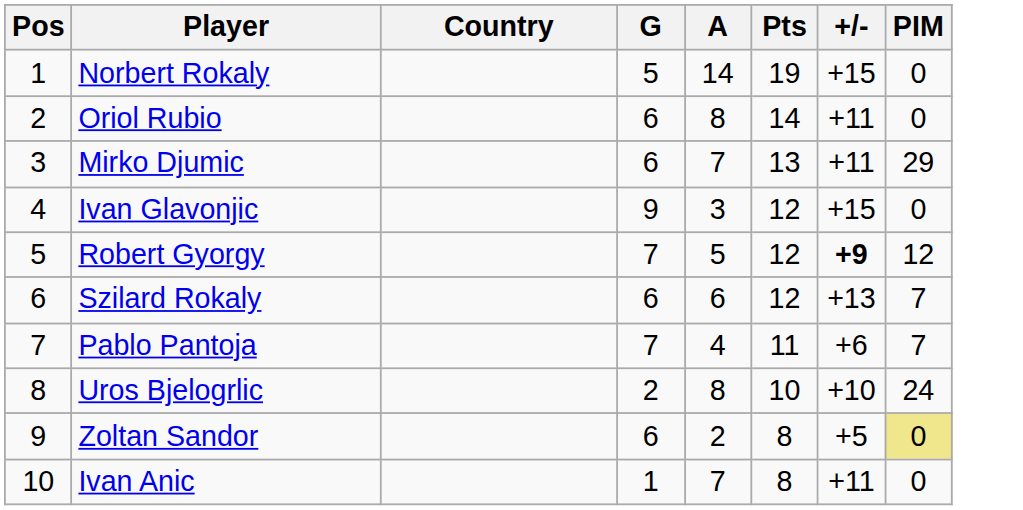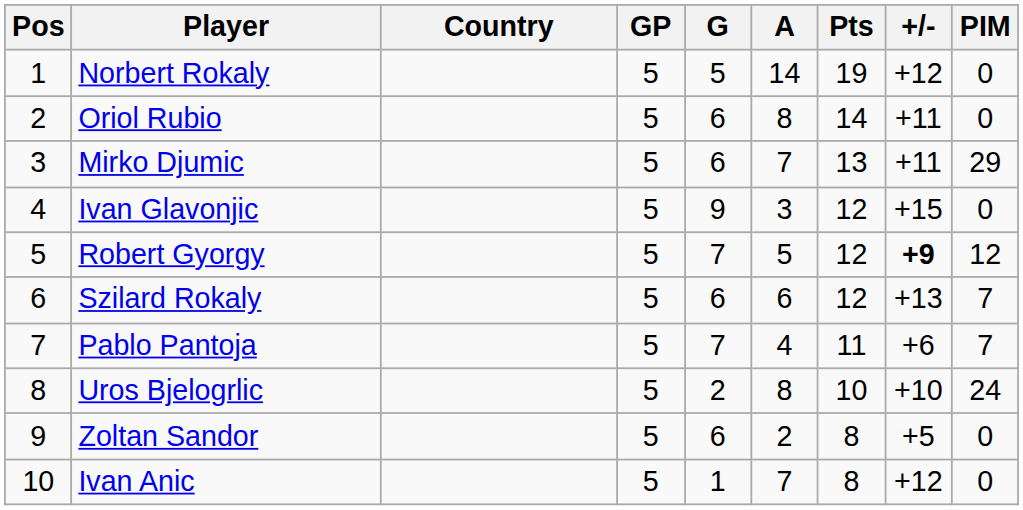+ column: (651, 27)
(851, 72) +15 -> (918, 72) +12
(918, 436) khaki background -> (985, 436) no background
(851, 481) +11 -> (918, 481) +12
